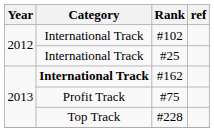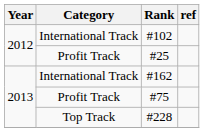(94, 55) International Track -> (89, 55) Profit Track
(94, 76) bold -> (89, 76) normal
